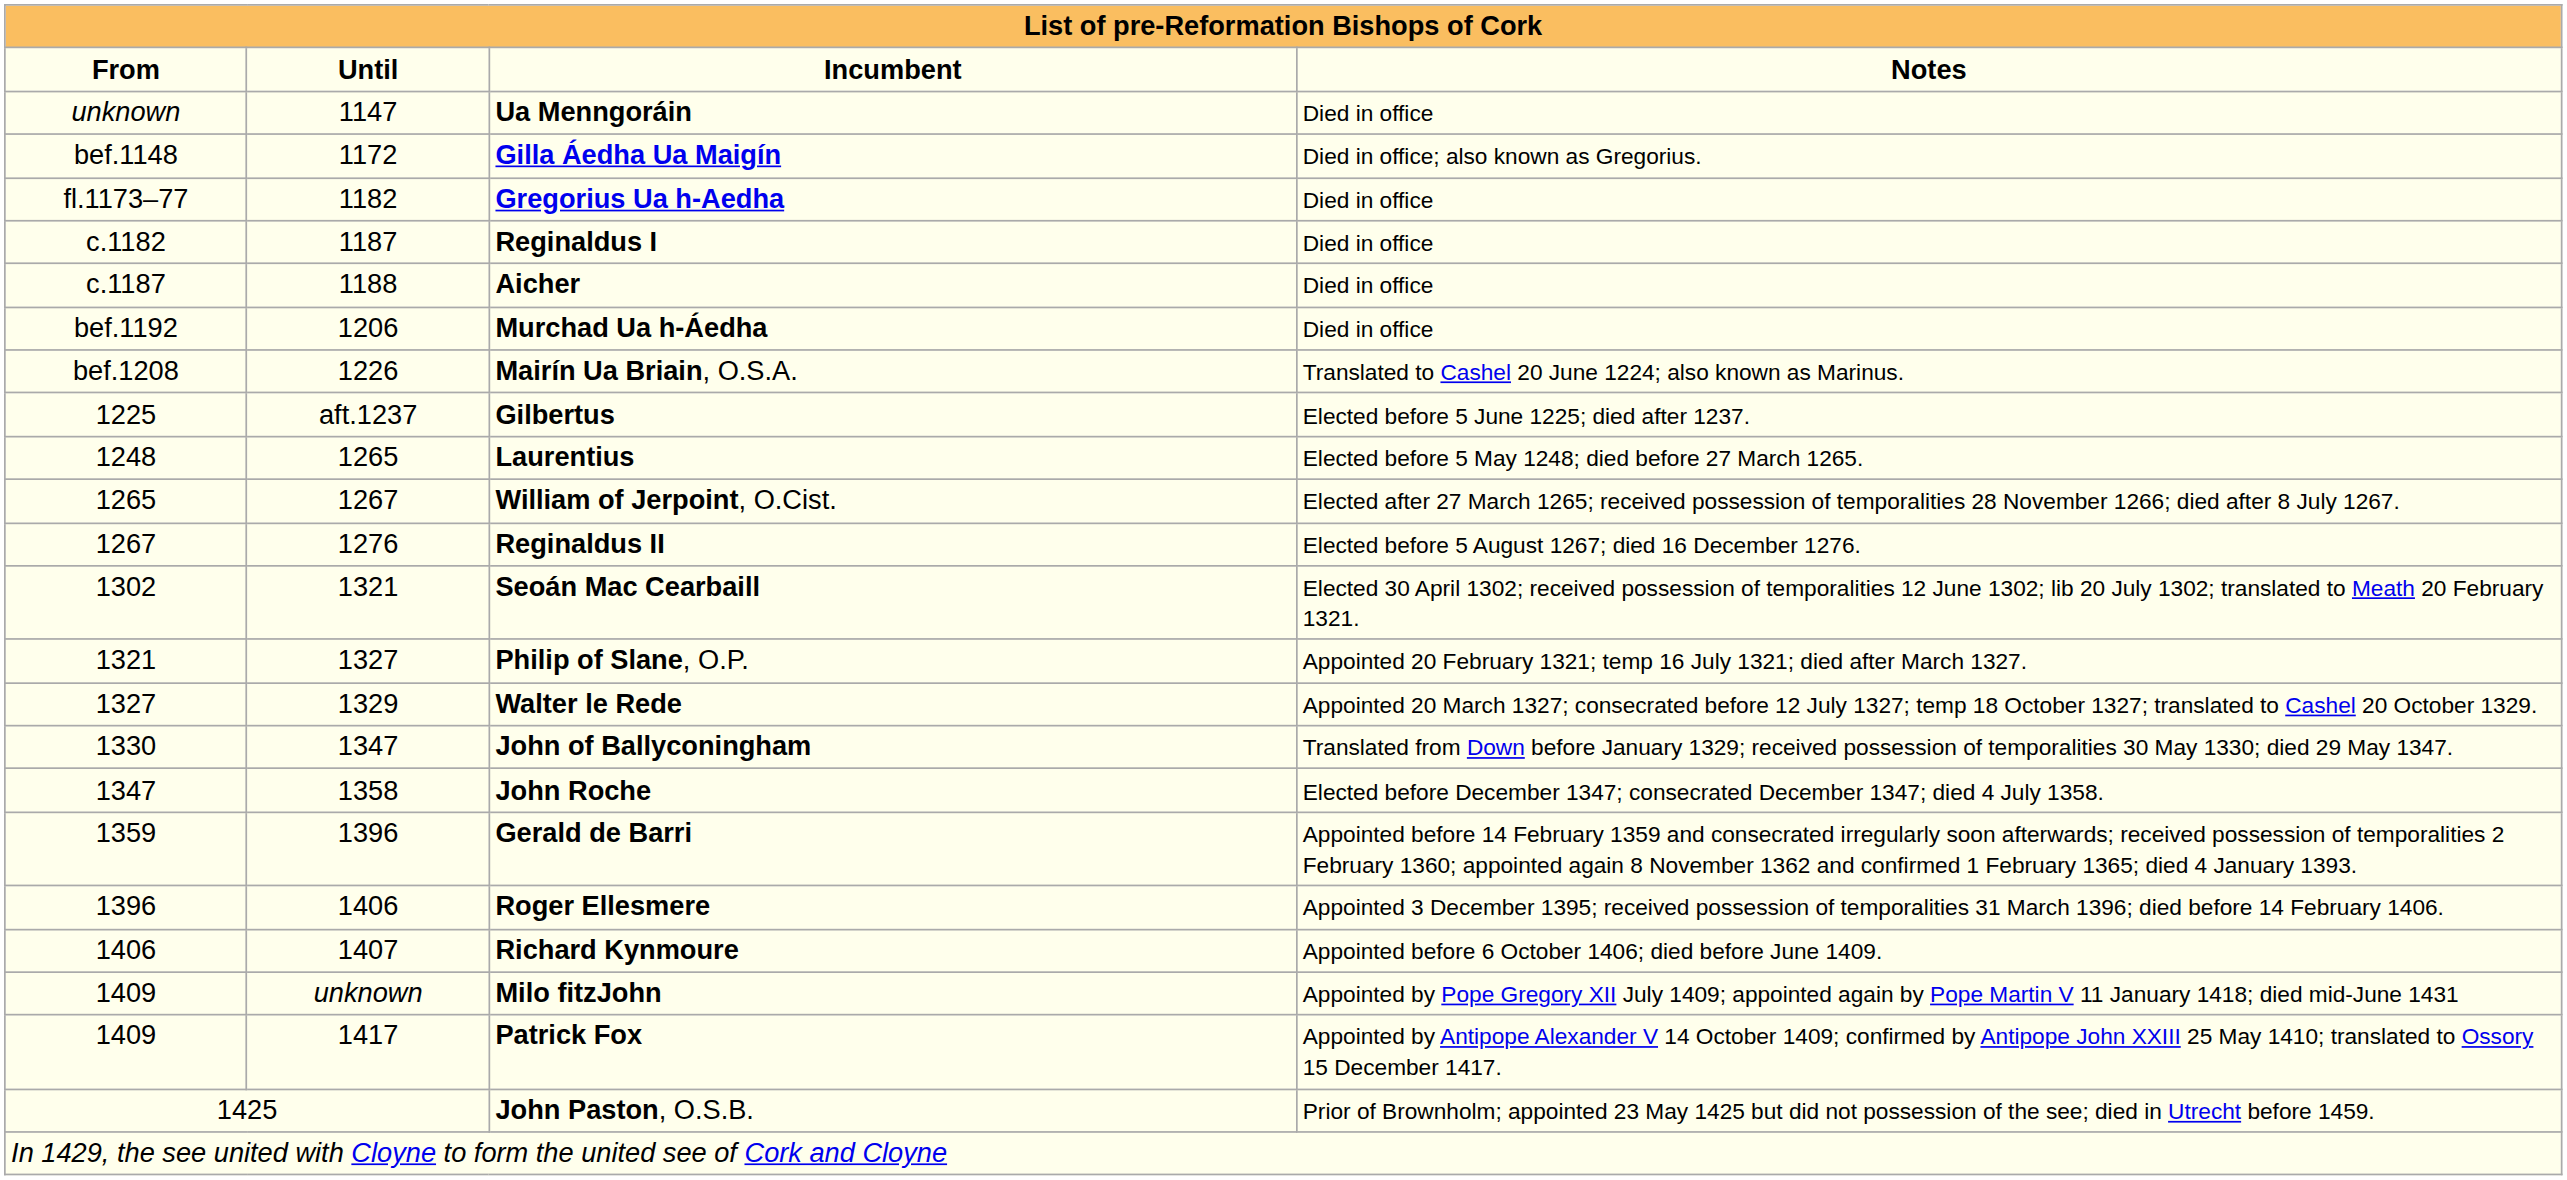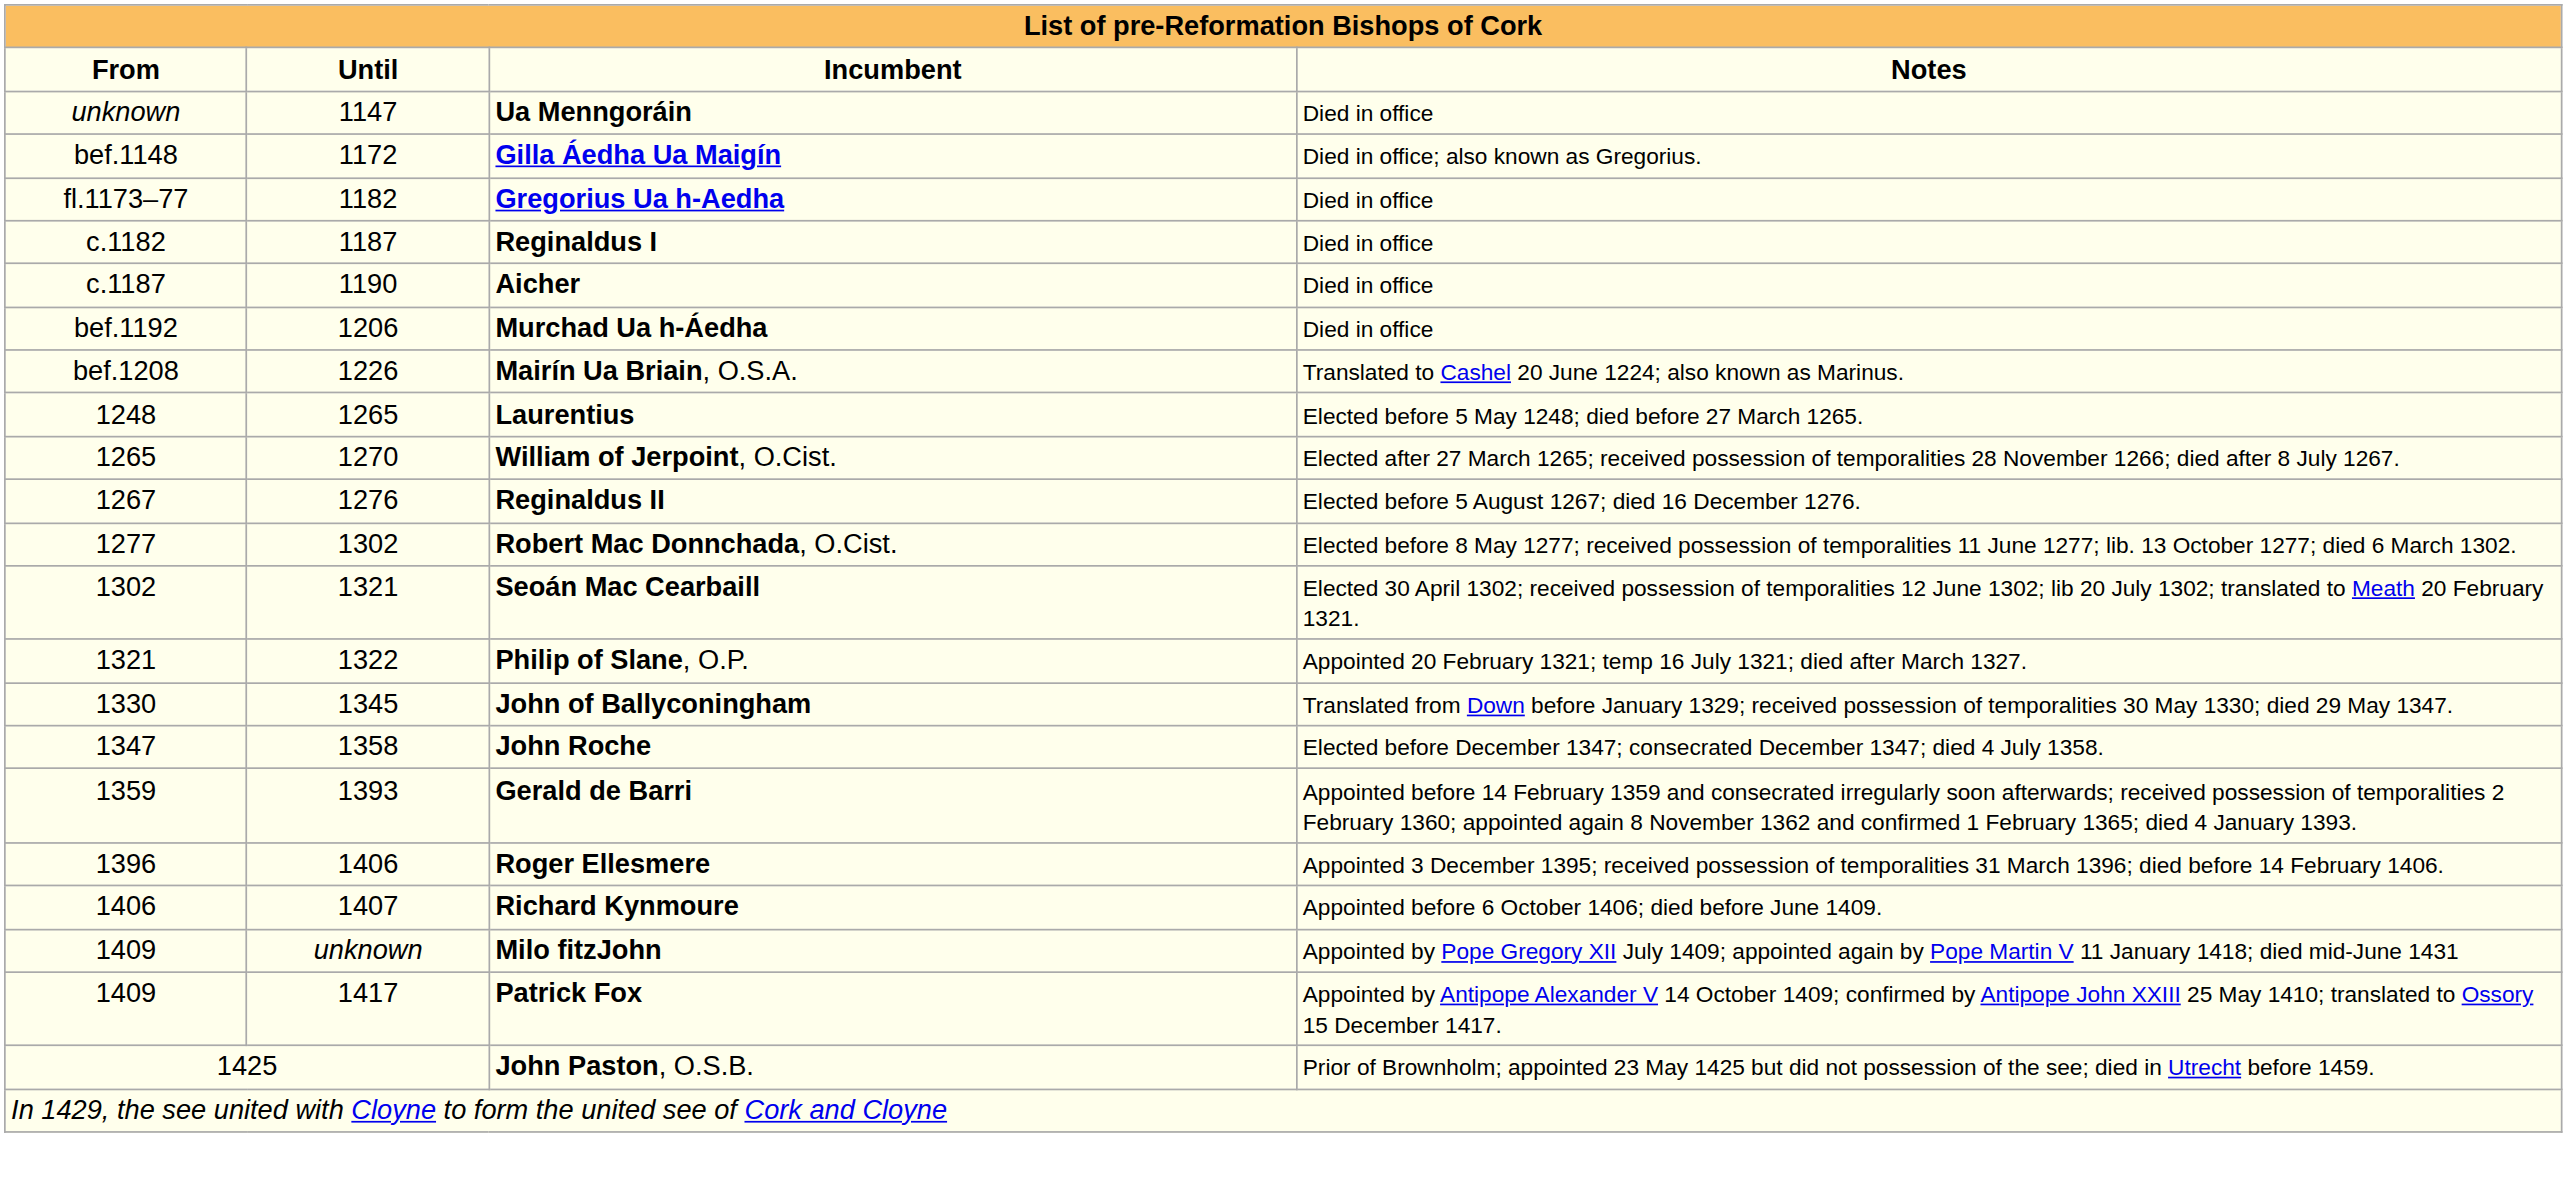(368, 284) 1188 -> (368, 284) 1190
- row: (555, 414)
(368, 500) 1267 -> (368, 457) 1270
+ row: (696, 543)
(368, 660) 1327 -> (368, 660) 1322
- row: (589, 703)
(368, 746) 1347 -> (368, 703) 1345
(368, 833) 1396 -> (368, 790) 1393
